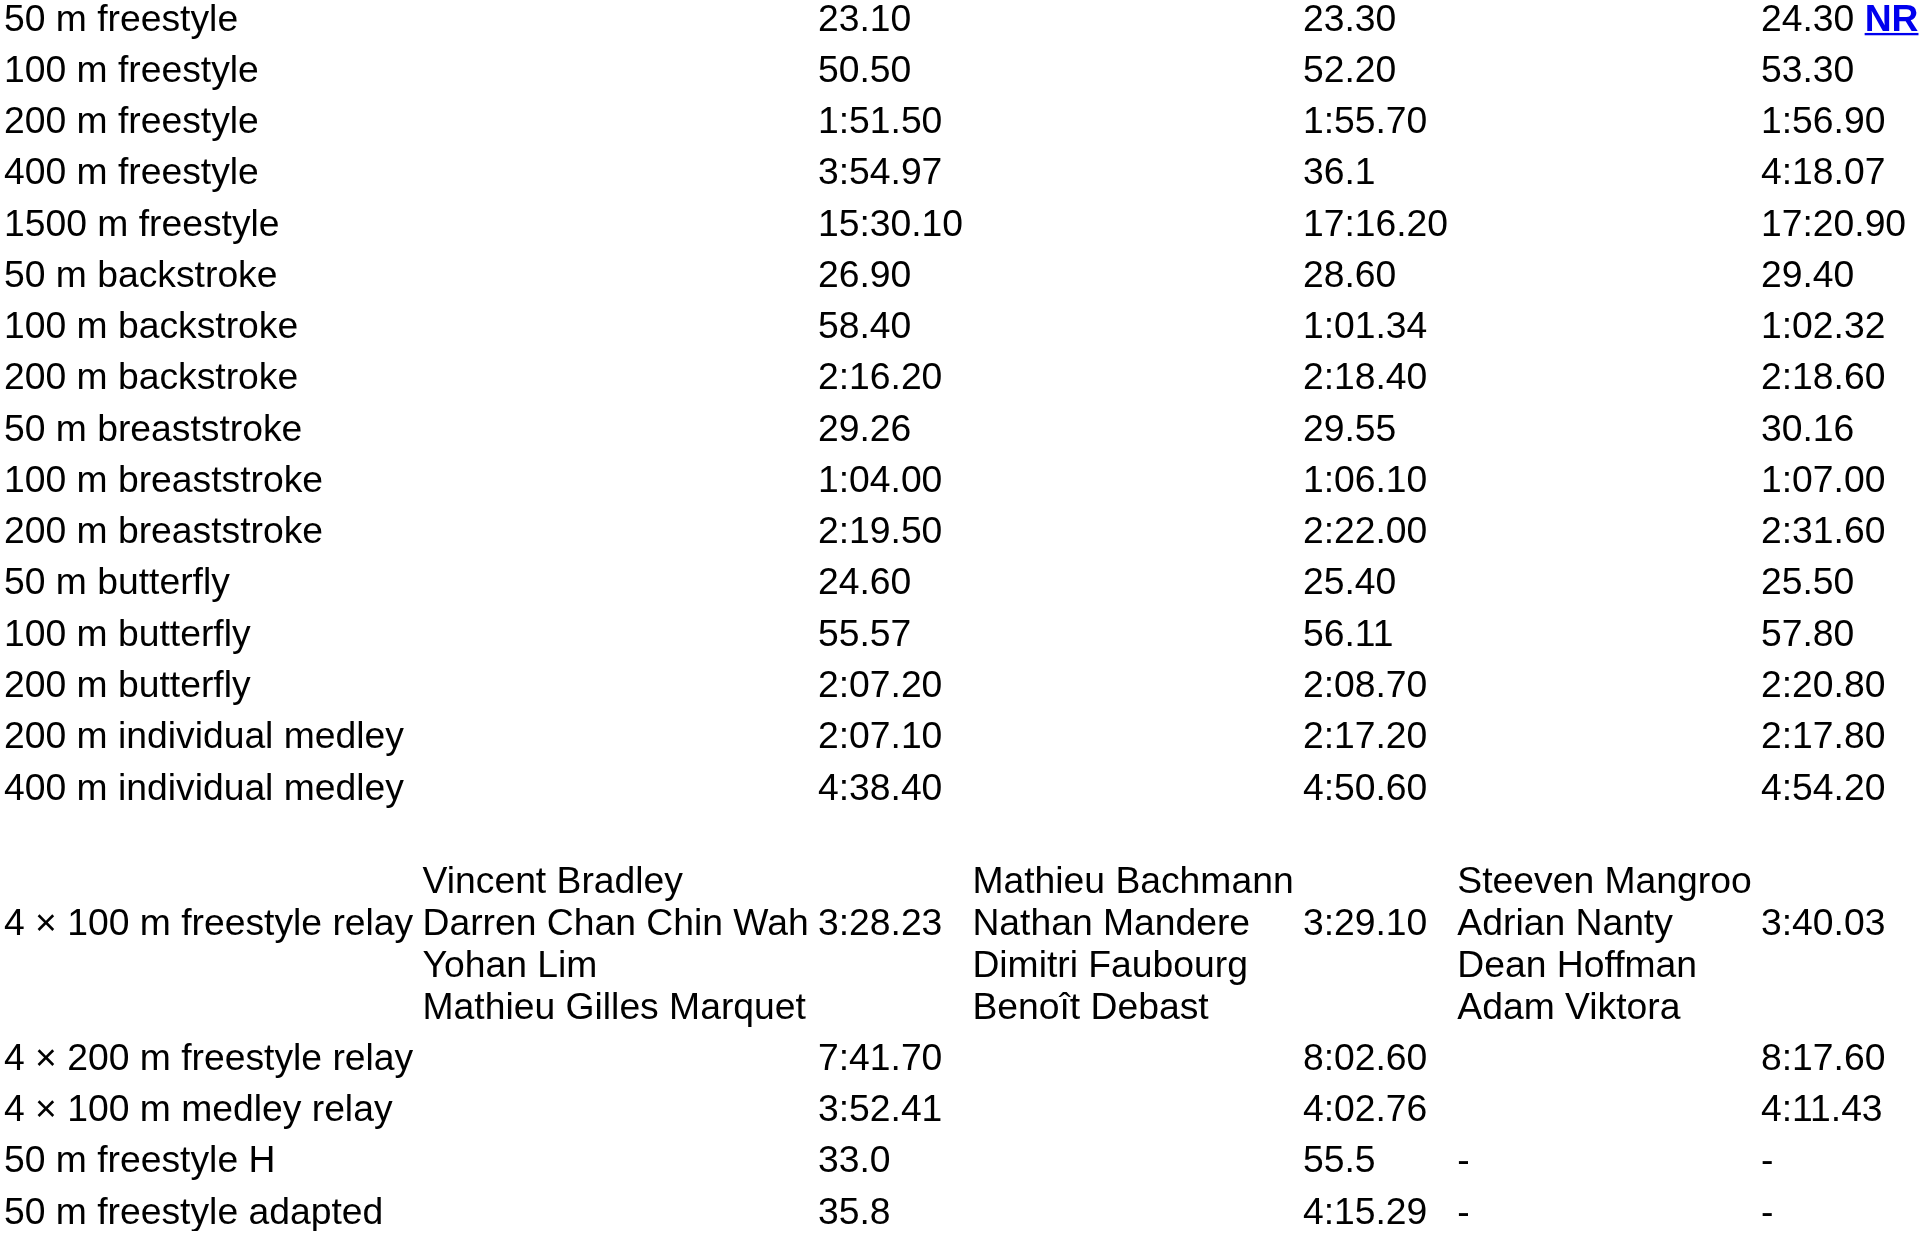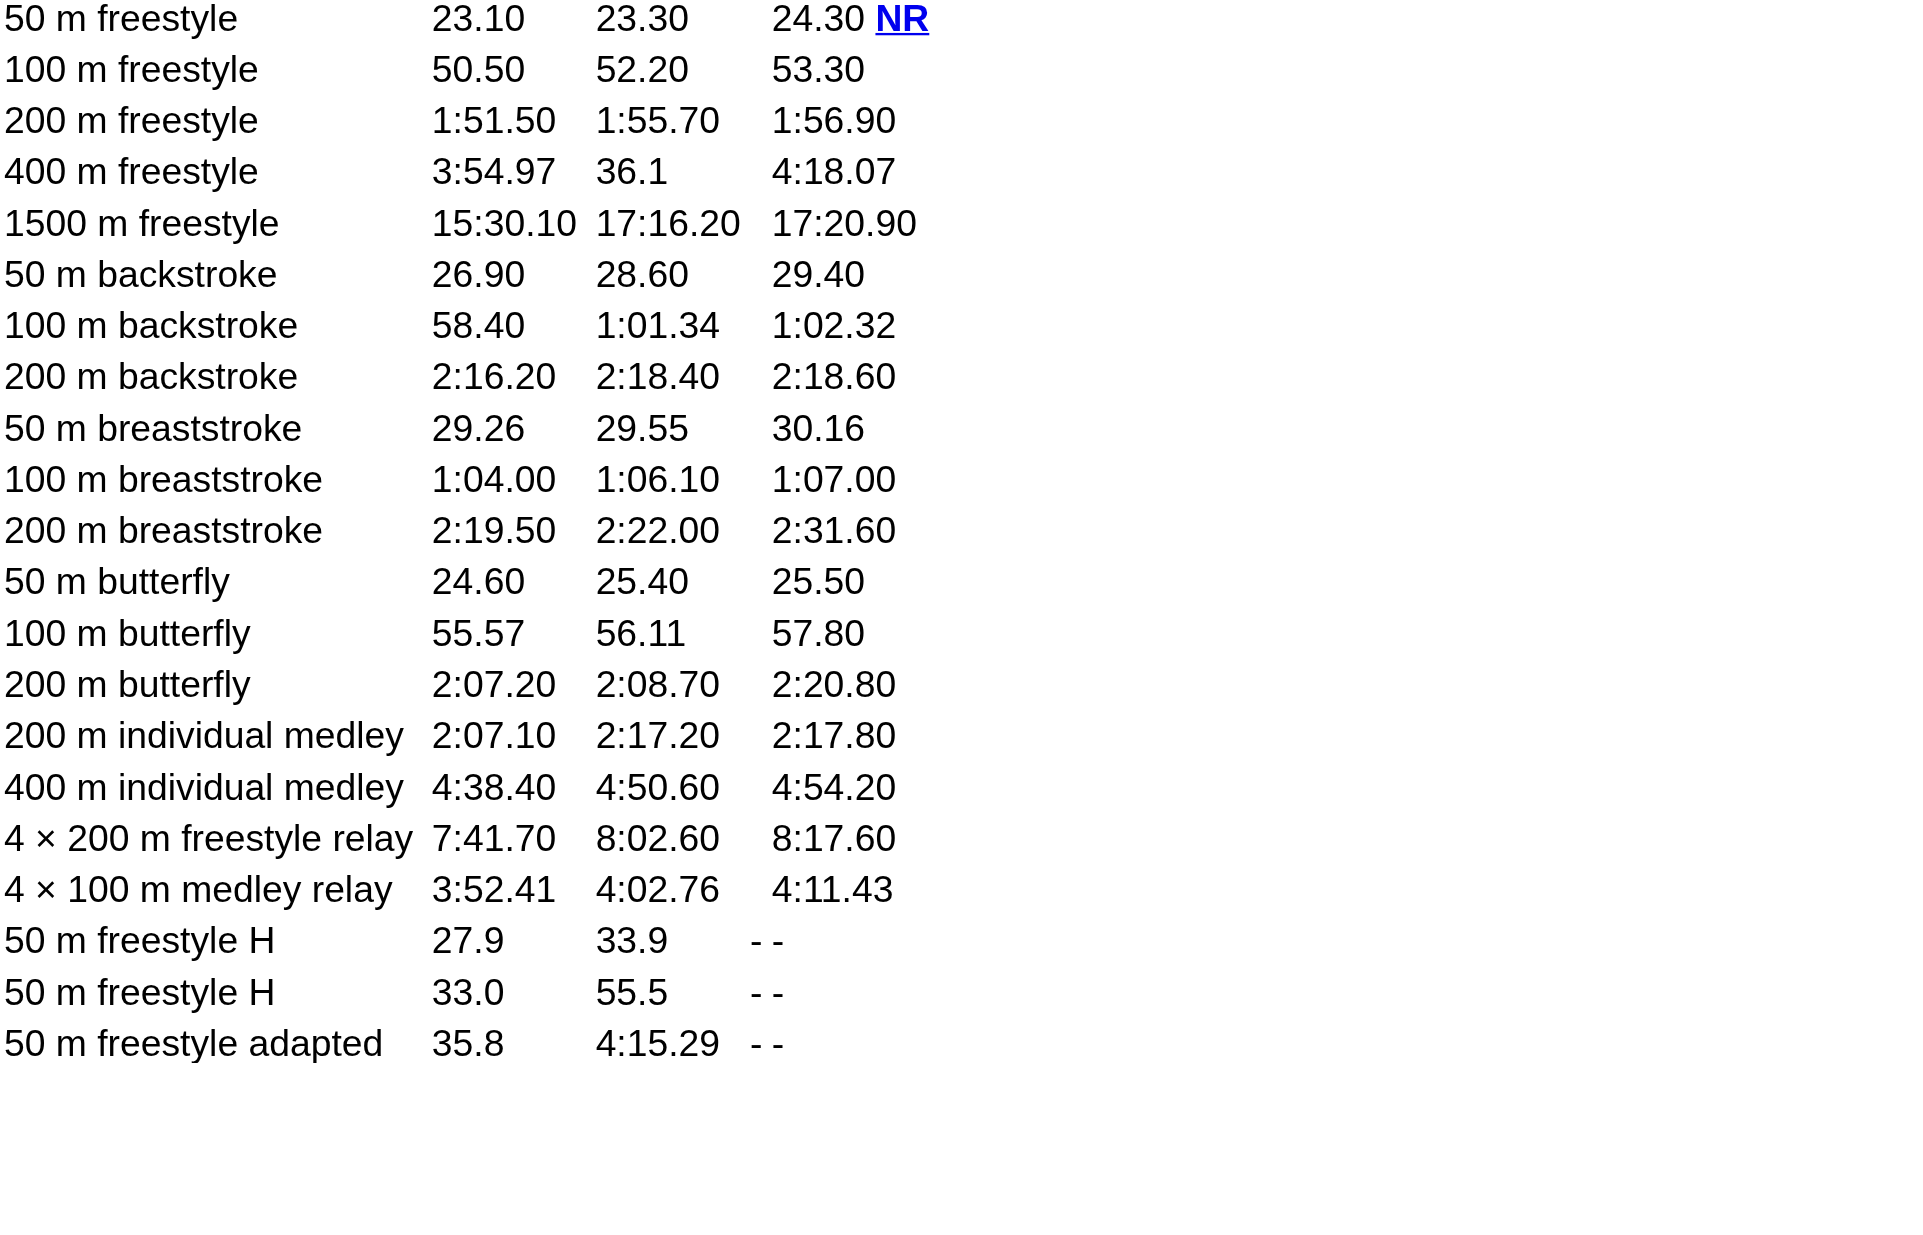- row: (209, 922)
+ row: (140, 940)
